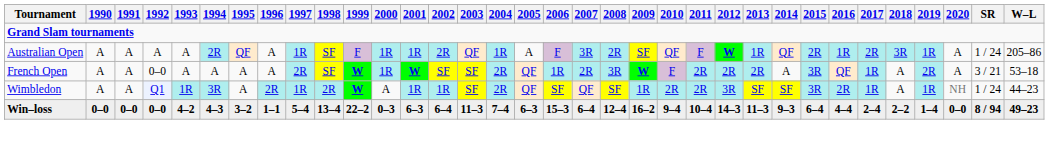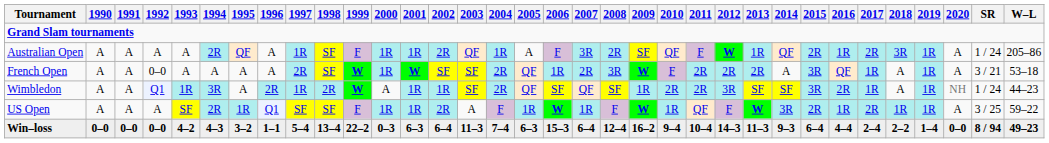(929, 70) 2R -> (929, 70) 1R
+ row: (29, 108)
